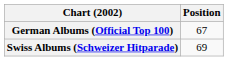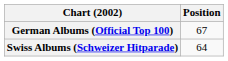(202, 47) 69 -> (202, 47) 64
